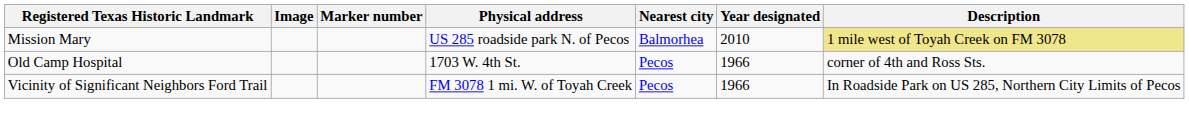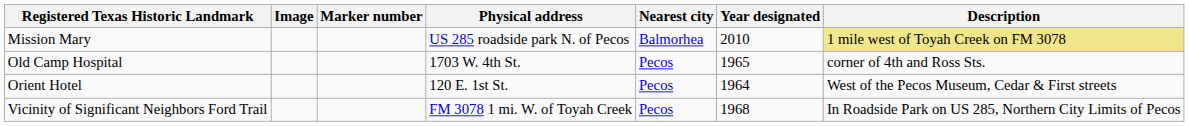(735, 62) 1966 -> (735, 62) 1965
+ row: (45, 86)
(735, 86) 1966 -> (735, 109) 1968
